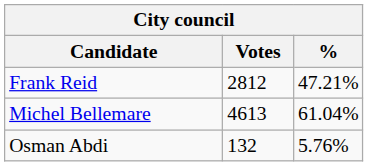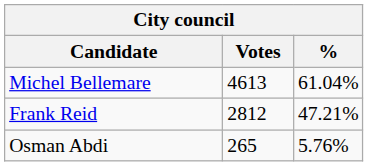rows swapped: (80, 113) <-> (53, 82)
(242, 144) 132 -> (242, 144) 265
